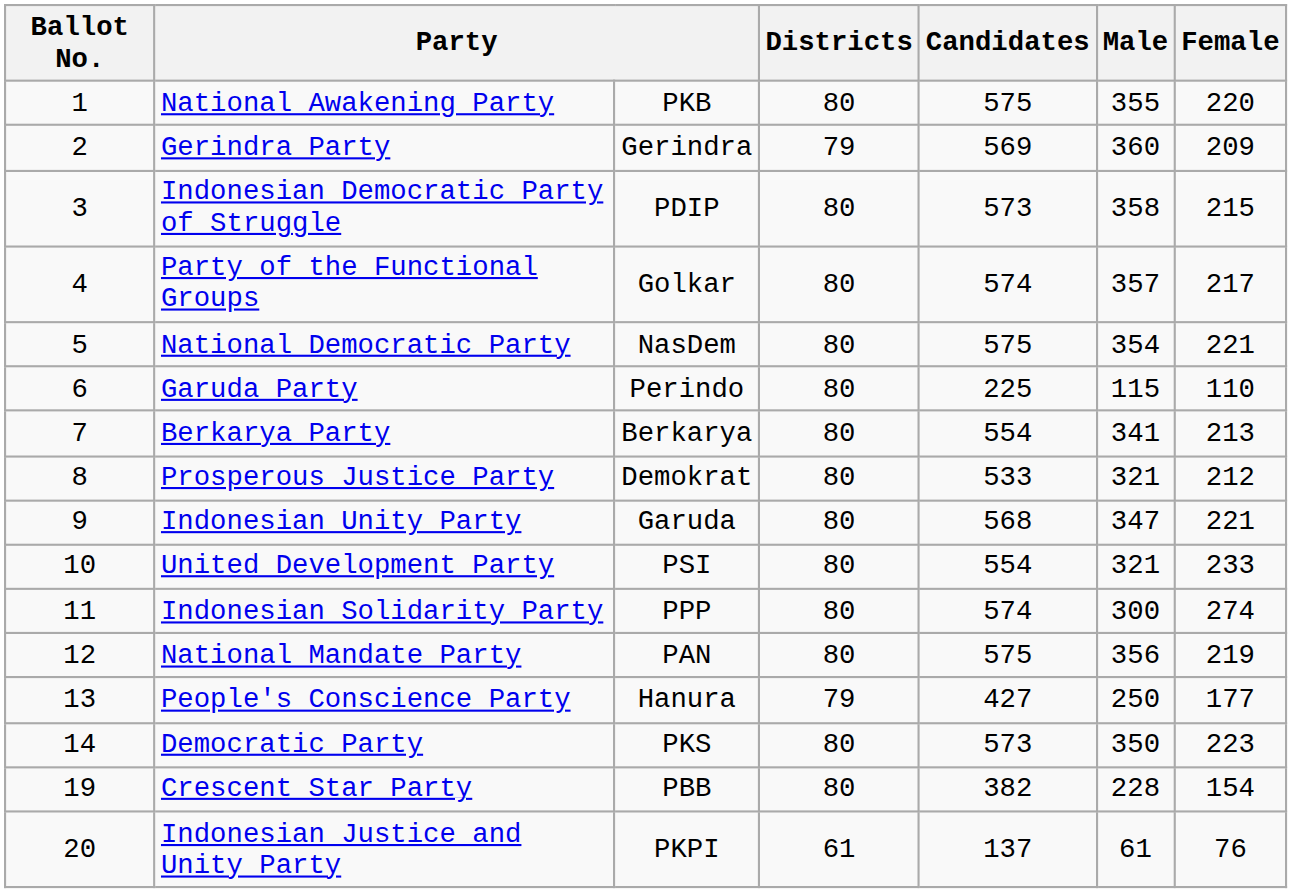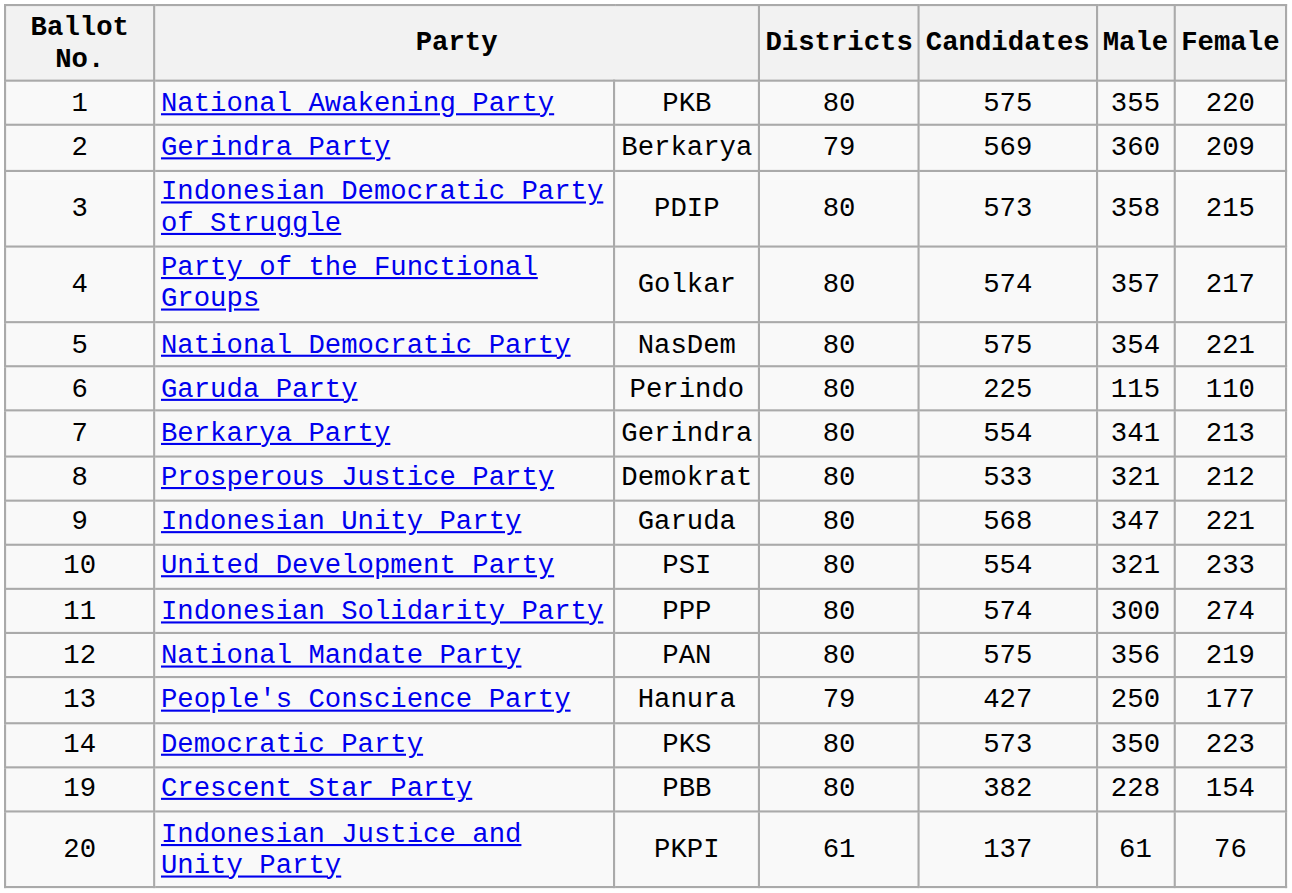(687, 148) Gerindra -> (687, 148) Berkarya
(687, 433) Berkarya -> (687, 433) Gerindra
